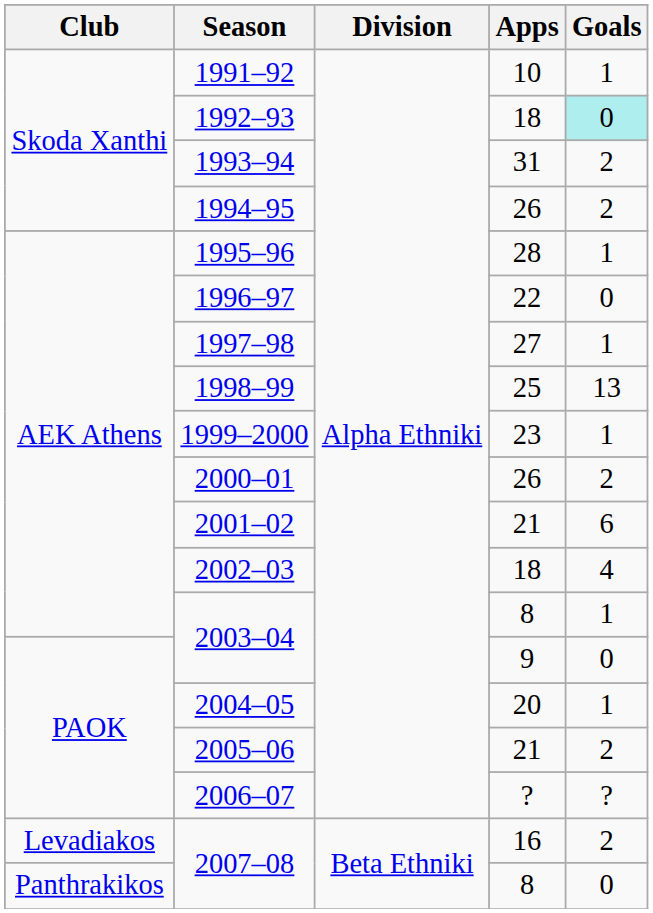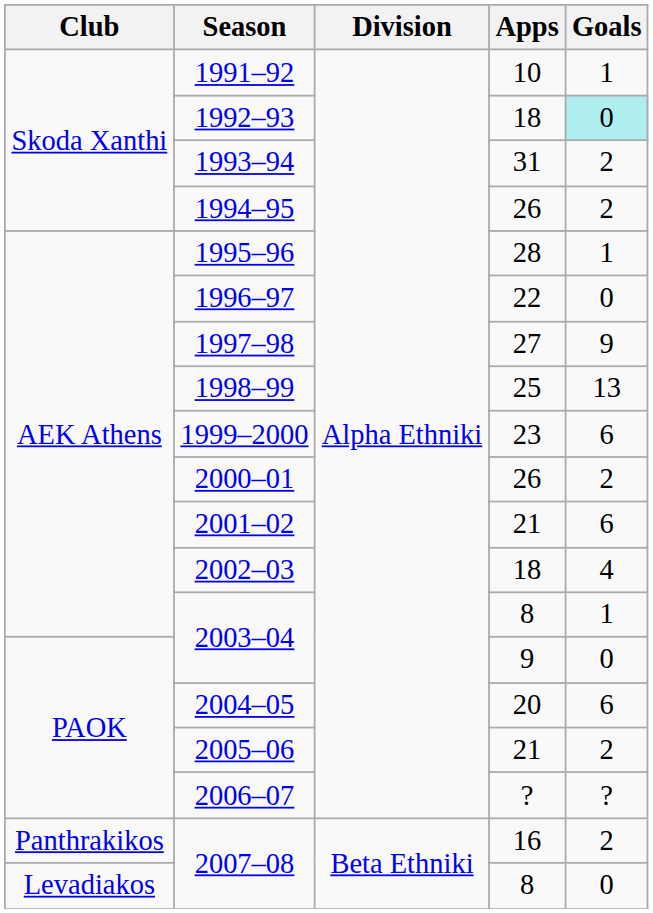(607, 343) 1 -> (607, 343) 9
(607, 433) 1 -> (607, 433) 6
(607, 704) 1 -> (607, 704) 6
(89, 840) Levadiakos -> (89, 840) Panthrakikos
(89, 885) Panthrakikos -> (89, 885) Levadiakos
